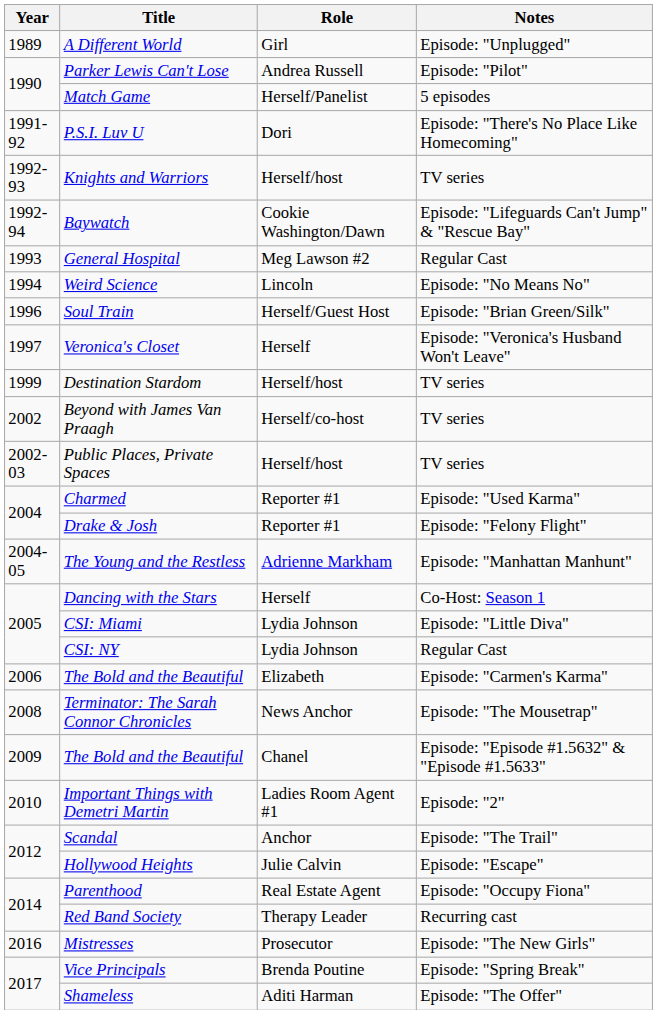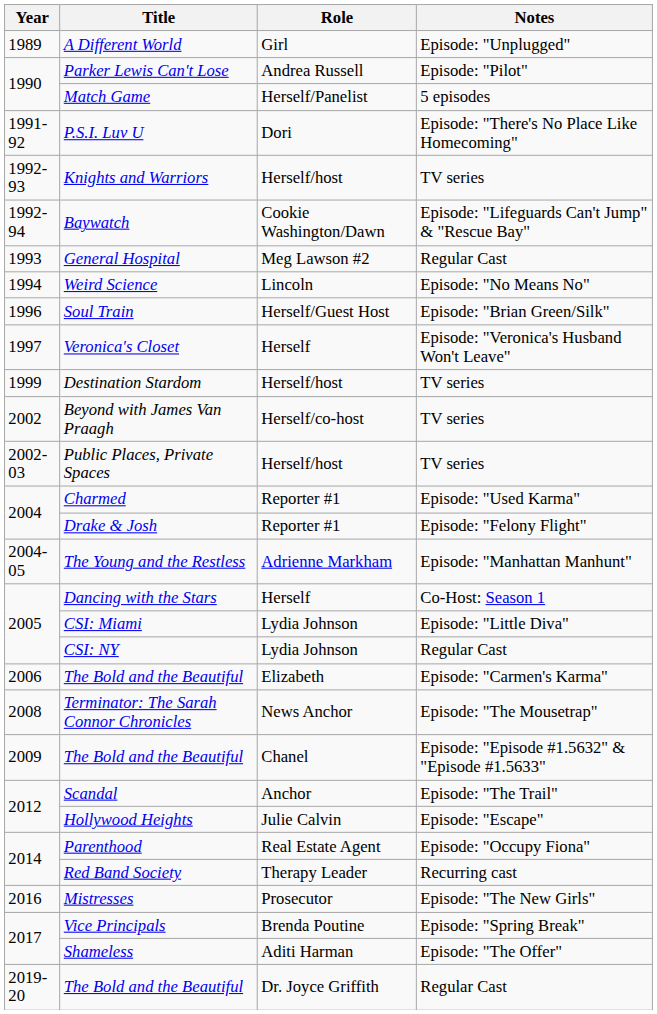- row: (138, 802)
+ row: (153, 987)
